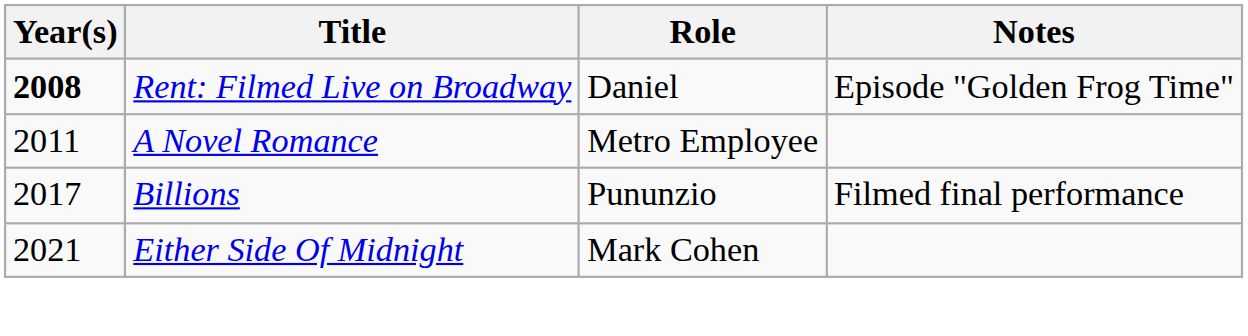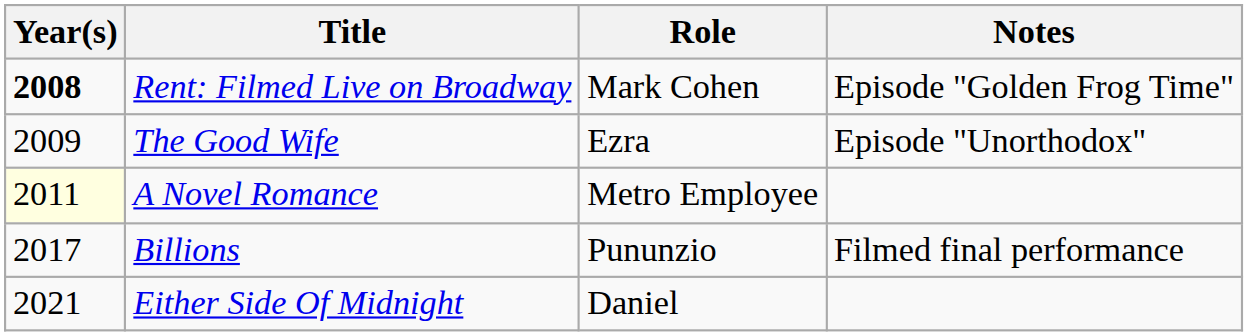(633, 85) Daniel -> (673, 85) Mark Cohen
+ row: (236, 140)
(47, 140) no background -> (47, 194) lightyellow background
(673, 248) Mark Cohen -> (633, 303) Daniel
